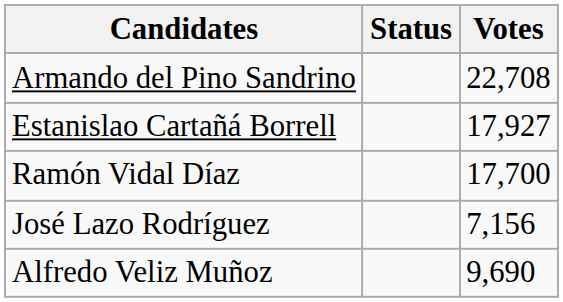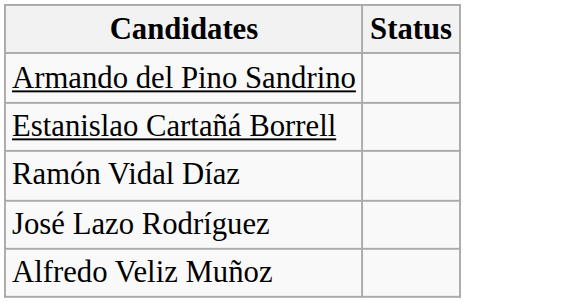- column: (508, 28)
